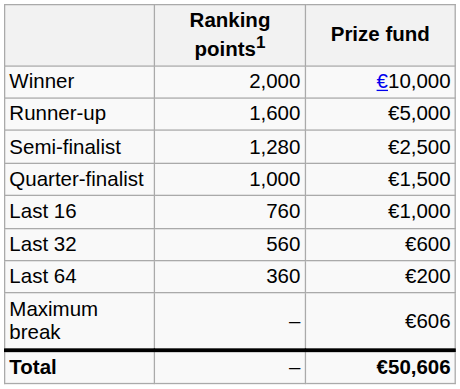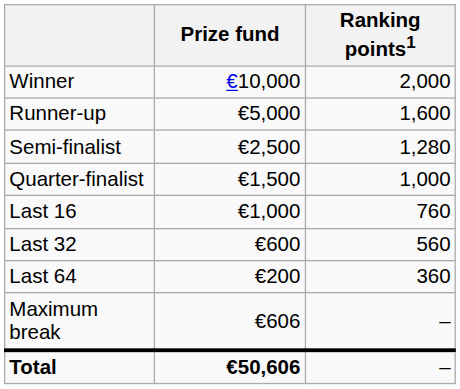columns swapped: (380, 35) <-> (230, 35)
